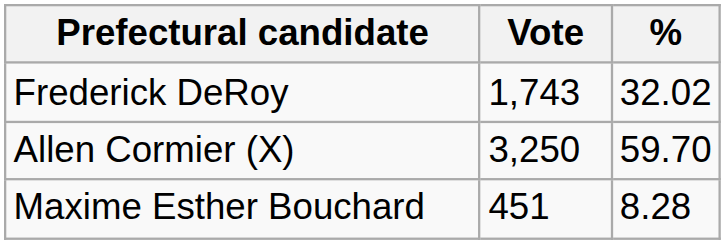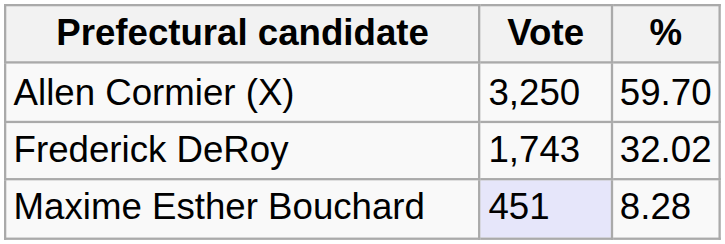rows swapped: (154, 149) <-> (151, 91)
(519, 207) no background -> (519, 207) lavender background
